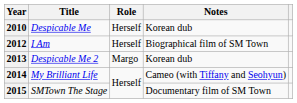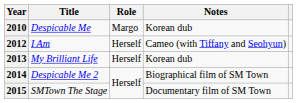(126, 28) Herself -> (125, 28) Margo
(207, 43) Biographical film of SM Town -> (216, 43) Cameo (with Tiffany and Seohyun)
(65, 59) Despicable Me 2 -> (64, 59) My Brilliant Life
(125, 59) Margo -> (126, 59) Herself
(64, 75) My Brilliant Life -> (65, 75) Despicable Me 2
(216, 75) Cameo (with Tiffany and Seohyun) -> (207, 75) Biographical film of SM Town
